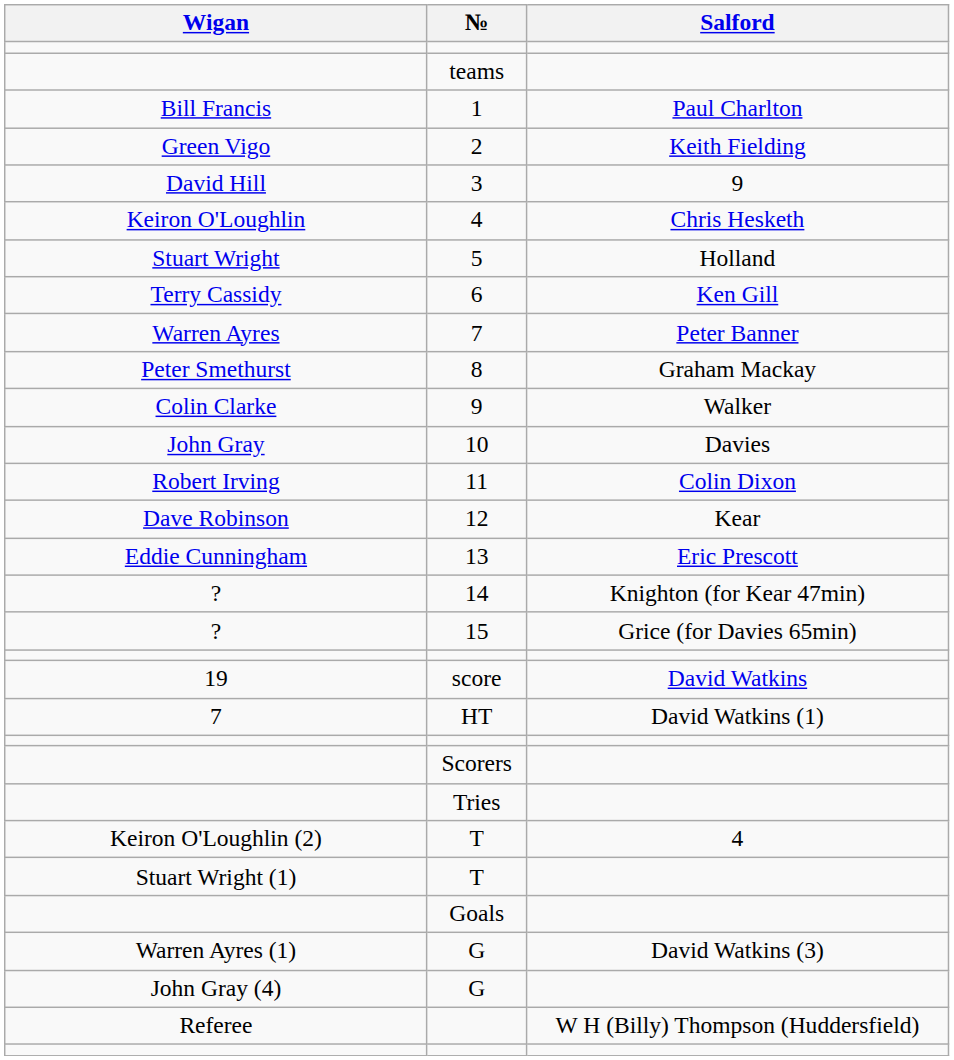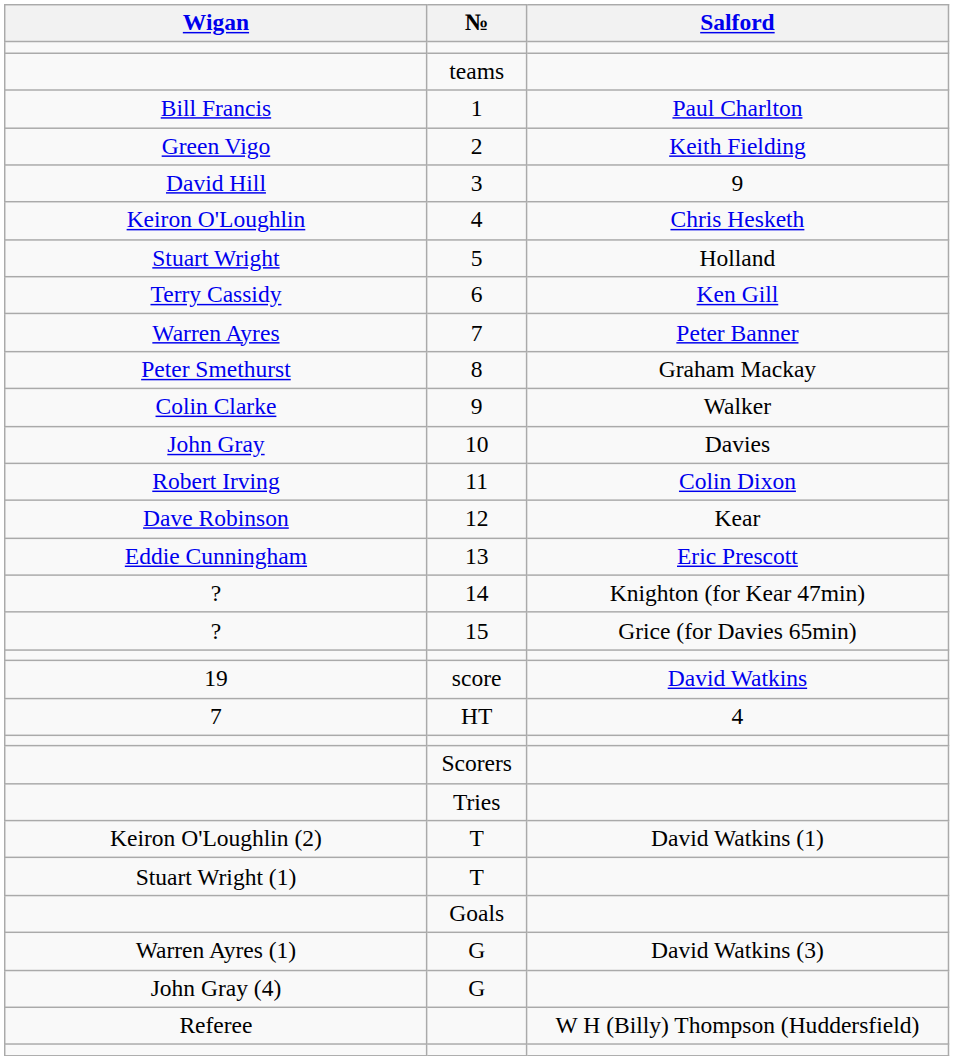(737, 716) David Watkins (1) -> (737, 716) 4
(737, 839) 4 -> (737, 839) David Watkins (1)
